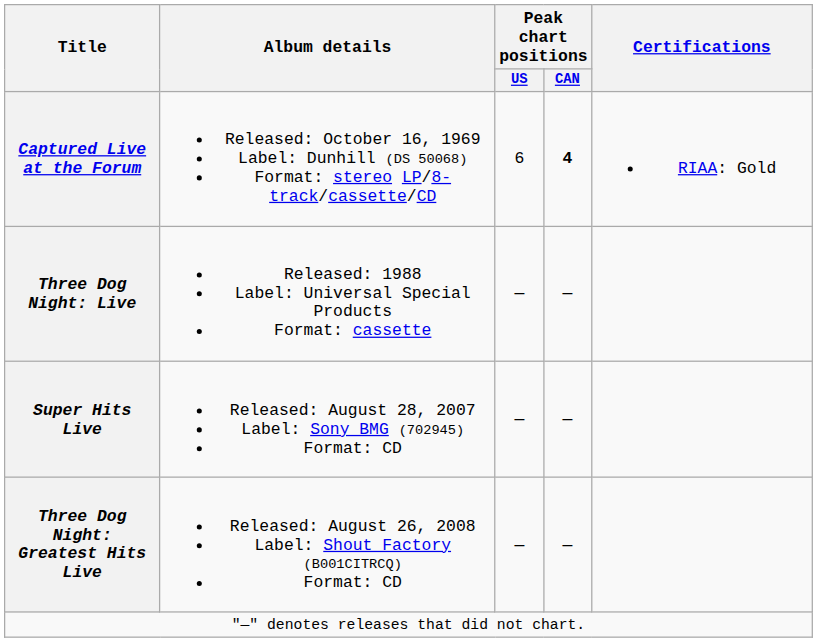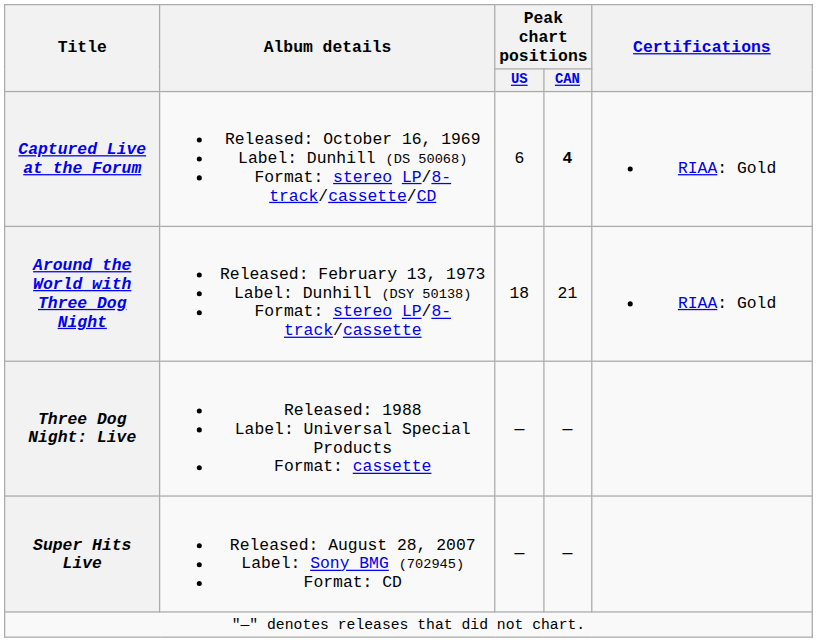+ row: (82, 294)
- row: (82, 545)
